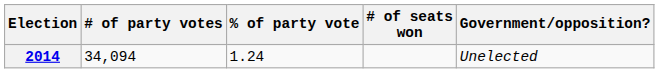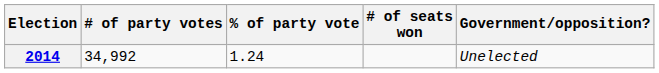(110, 56) 34,094 -> (110, 56) 34,992
